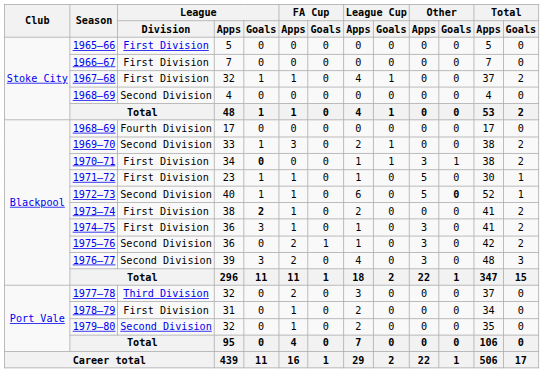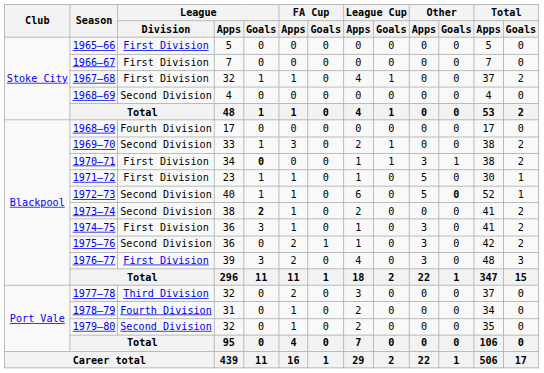(166, 211) First Division -> (166, 211) Second Division
(166, 261) Second Division -> (166, 261) First Division
(166, 310) First Division -> (166, 310) Fourth Division
